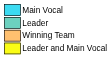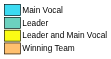rows swapped: (65, 48) <-> (49, 36)
